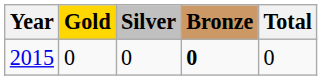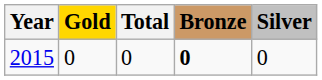columns swapped: (149, 22) <-> (288, 22)
